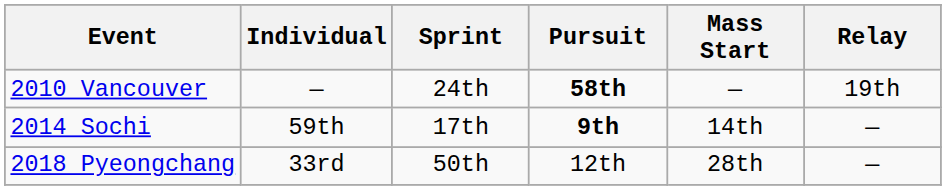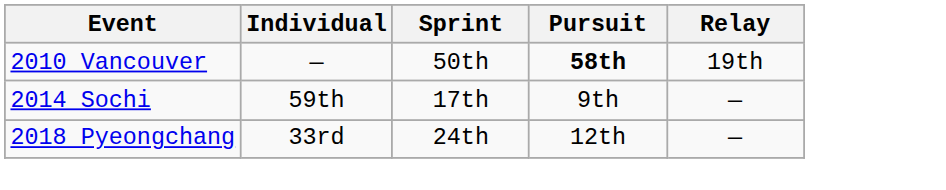- column: (735, 37)
(461, 89) 24th -> (461, 62) 50th
(598, 127) bold -> (598, 100) normal
(461, 165) 50th -> (461, 138) 24th
